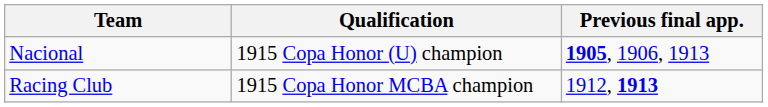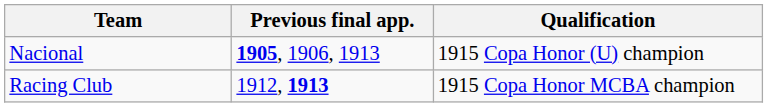columns swapped: (396, 20) <-> (662, 20)
